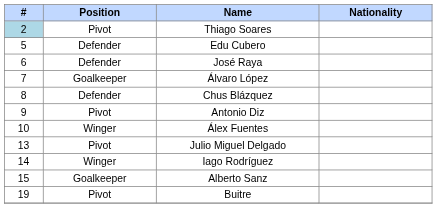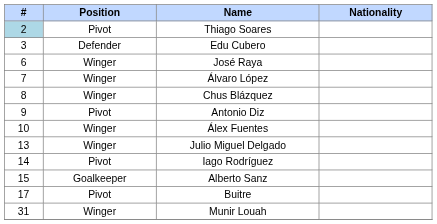(24, 46) 5 -> (24, 46) 3
(100, 62) Defender -> (100, 62) Winger
(100, 79) Goalkeeper -> (100, 79) Winger
(100, 95) Defender -> (100, 95) Winger
(100, 145) Pivot -> (100, 145) Winger
(100, 162) Winger -> (100, 162) Pivot
(24, 195) 19 -> (24, 195) 17
+ row: (238, 211)
